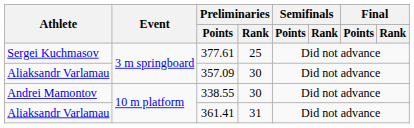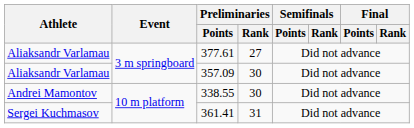(53, 53) Sergei Kuchmasov -> (58, 53) Aliaksandr Varlamau
(255, 53) 25 -> (255, 53) 27
(58, 113) Aliaksandr Varlamau -> (53, 113) Sergei Kuchmasov
